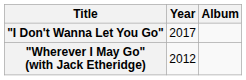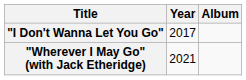(183, 58) 2012 -> (183, 58) 2021
